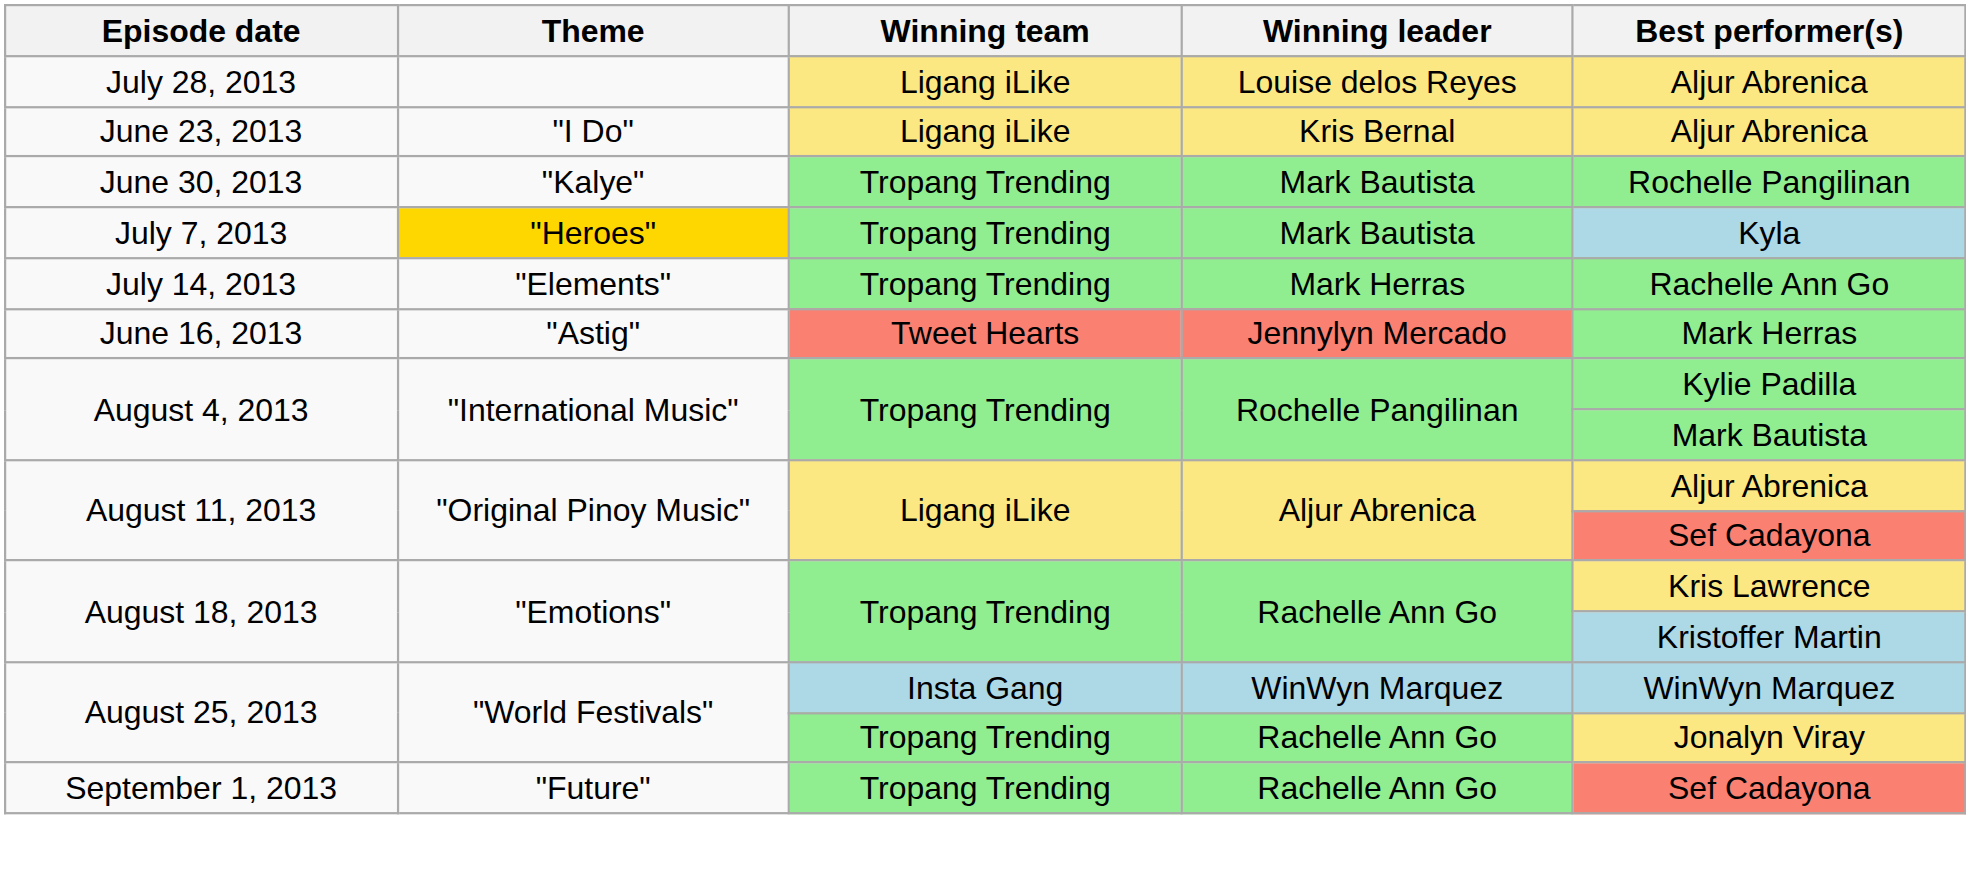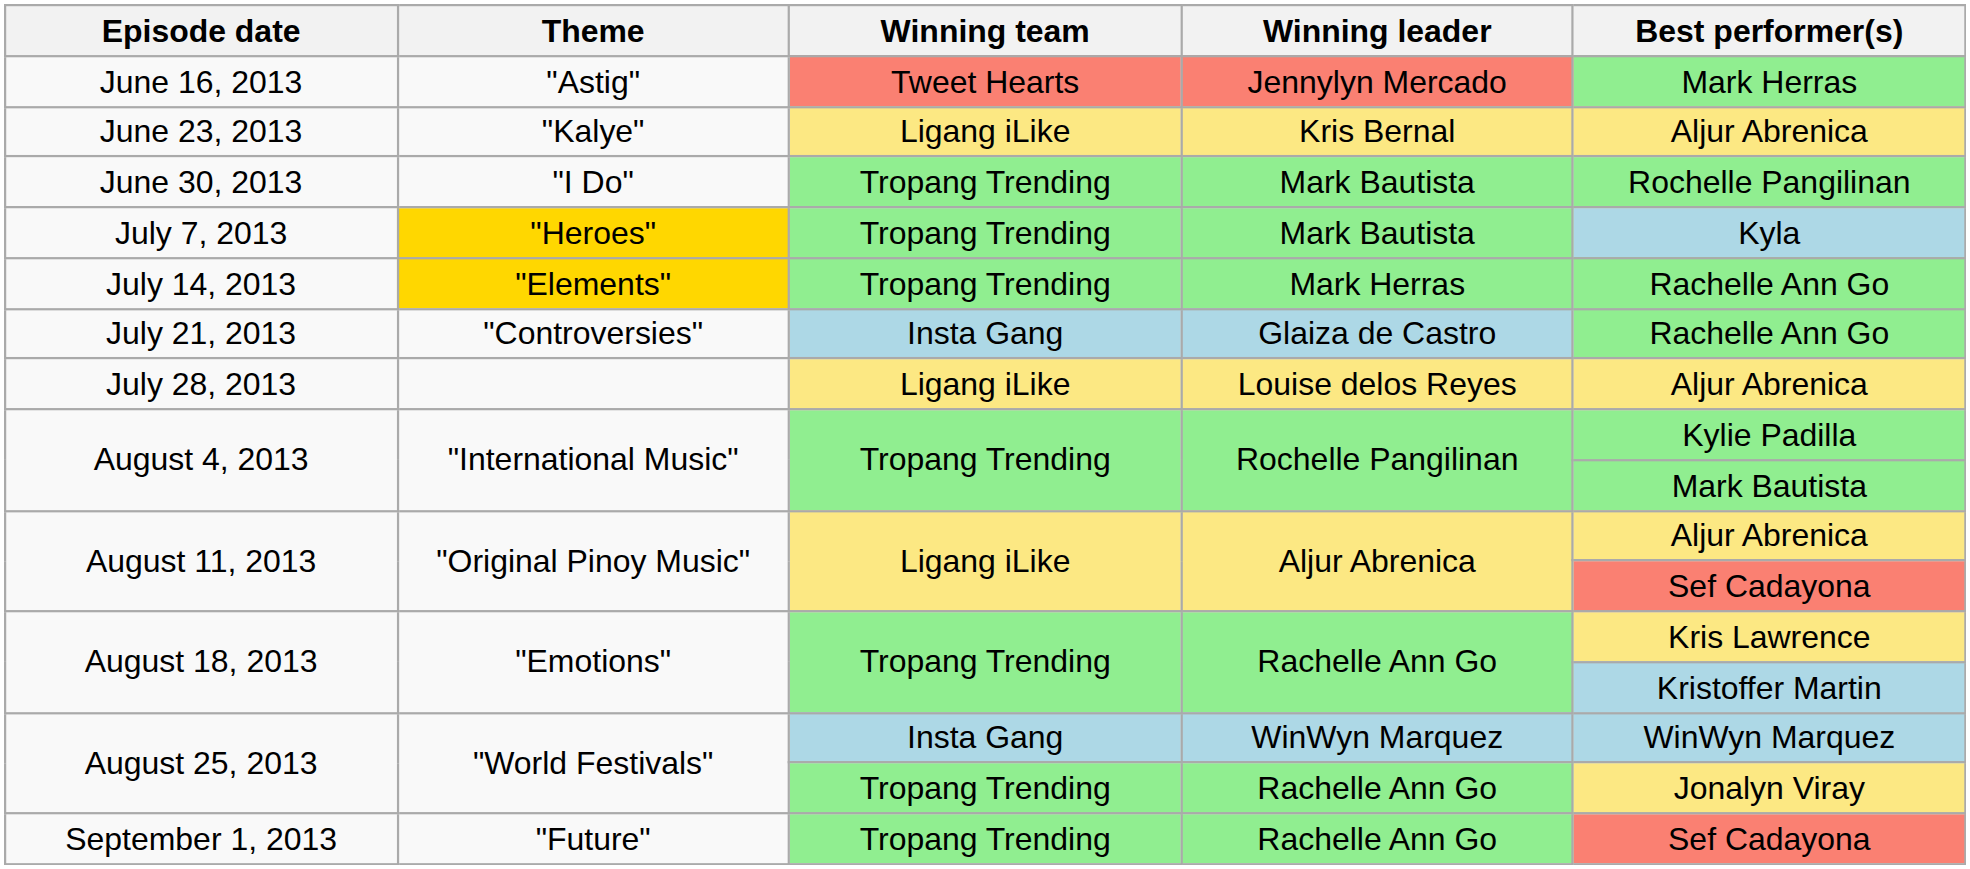rows swapped: (201, 334) <-> (201, 81)
(593, 132) "I Do" -> (593, 132) "Kalye"
(593, 182) "Kalye" -> (593, 182) "I Do"
(593, 283) no background -> (593, 283) gold background
+ row: (201, 334)
